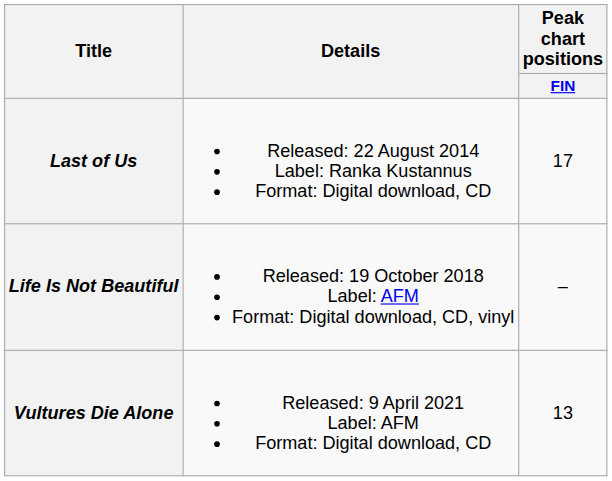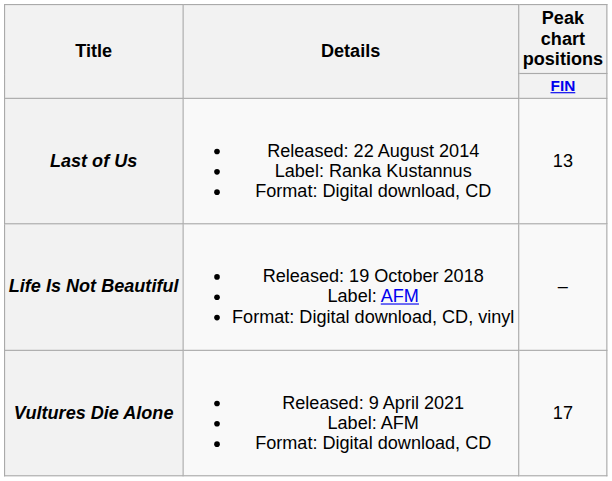(563, 161) 17 -> (563, 161) 13
(563, 412) 13 -> (563, 412) 17
